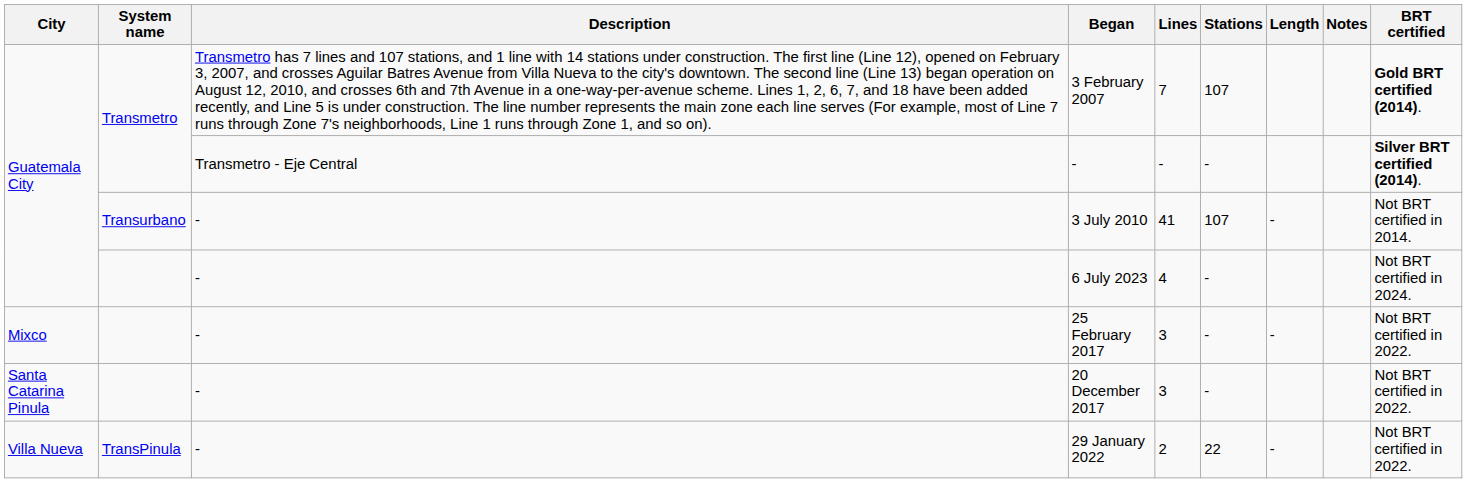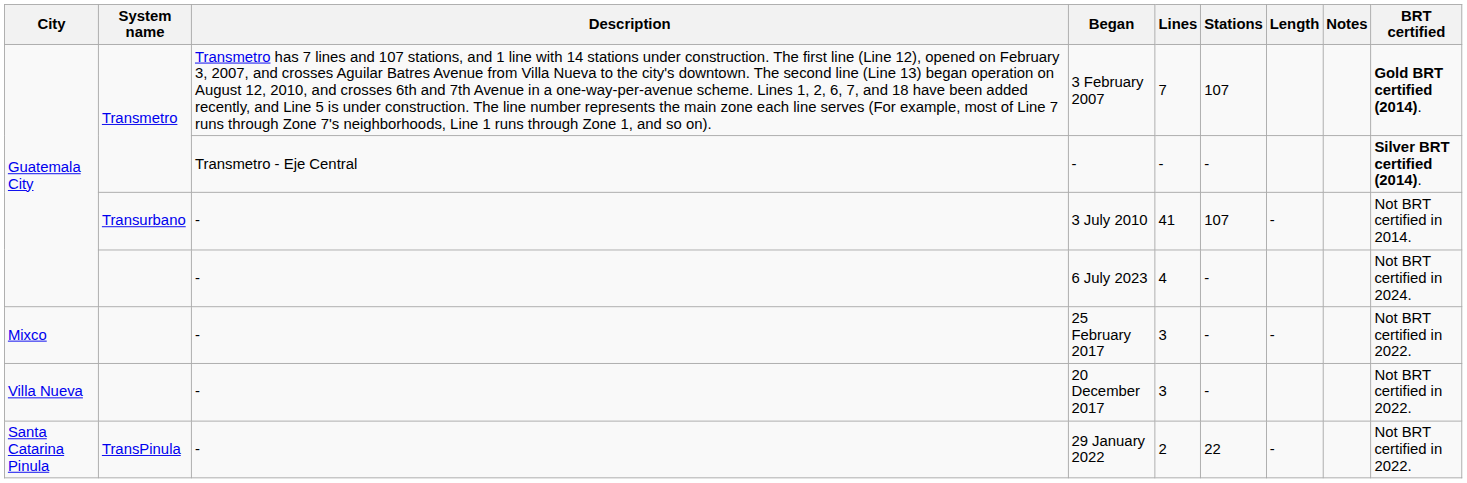(36, 392) Santa Catarina Pinula -> (45, 392) Villa Nueva
(45, 449) Villa Nueva -> (36, 449) Santa Catarina Pinula
